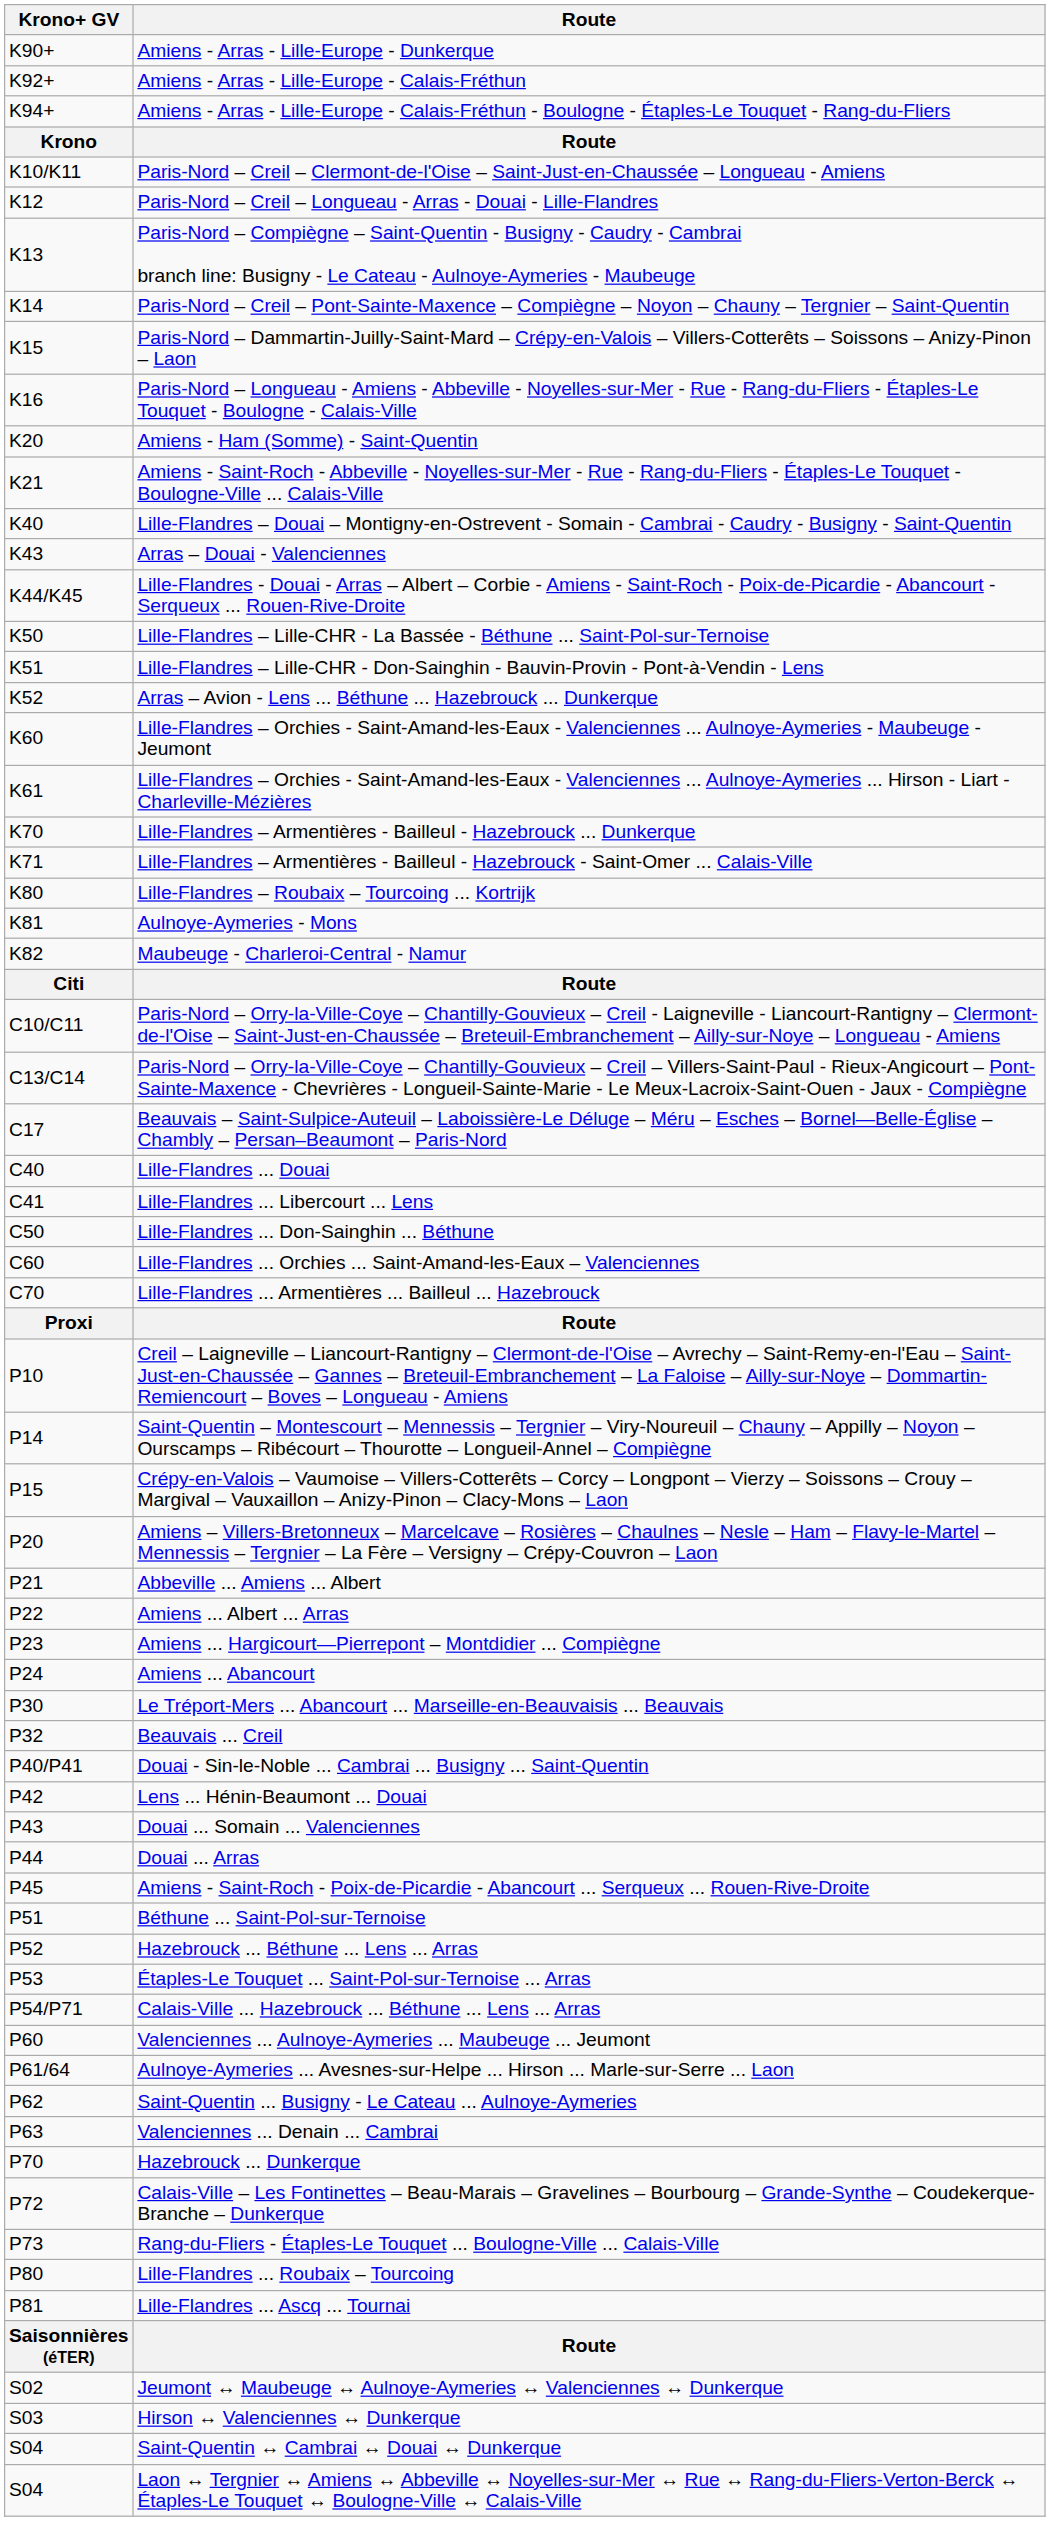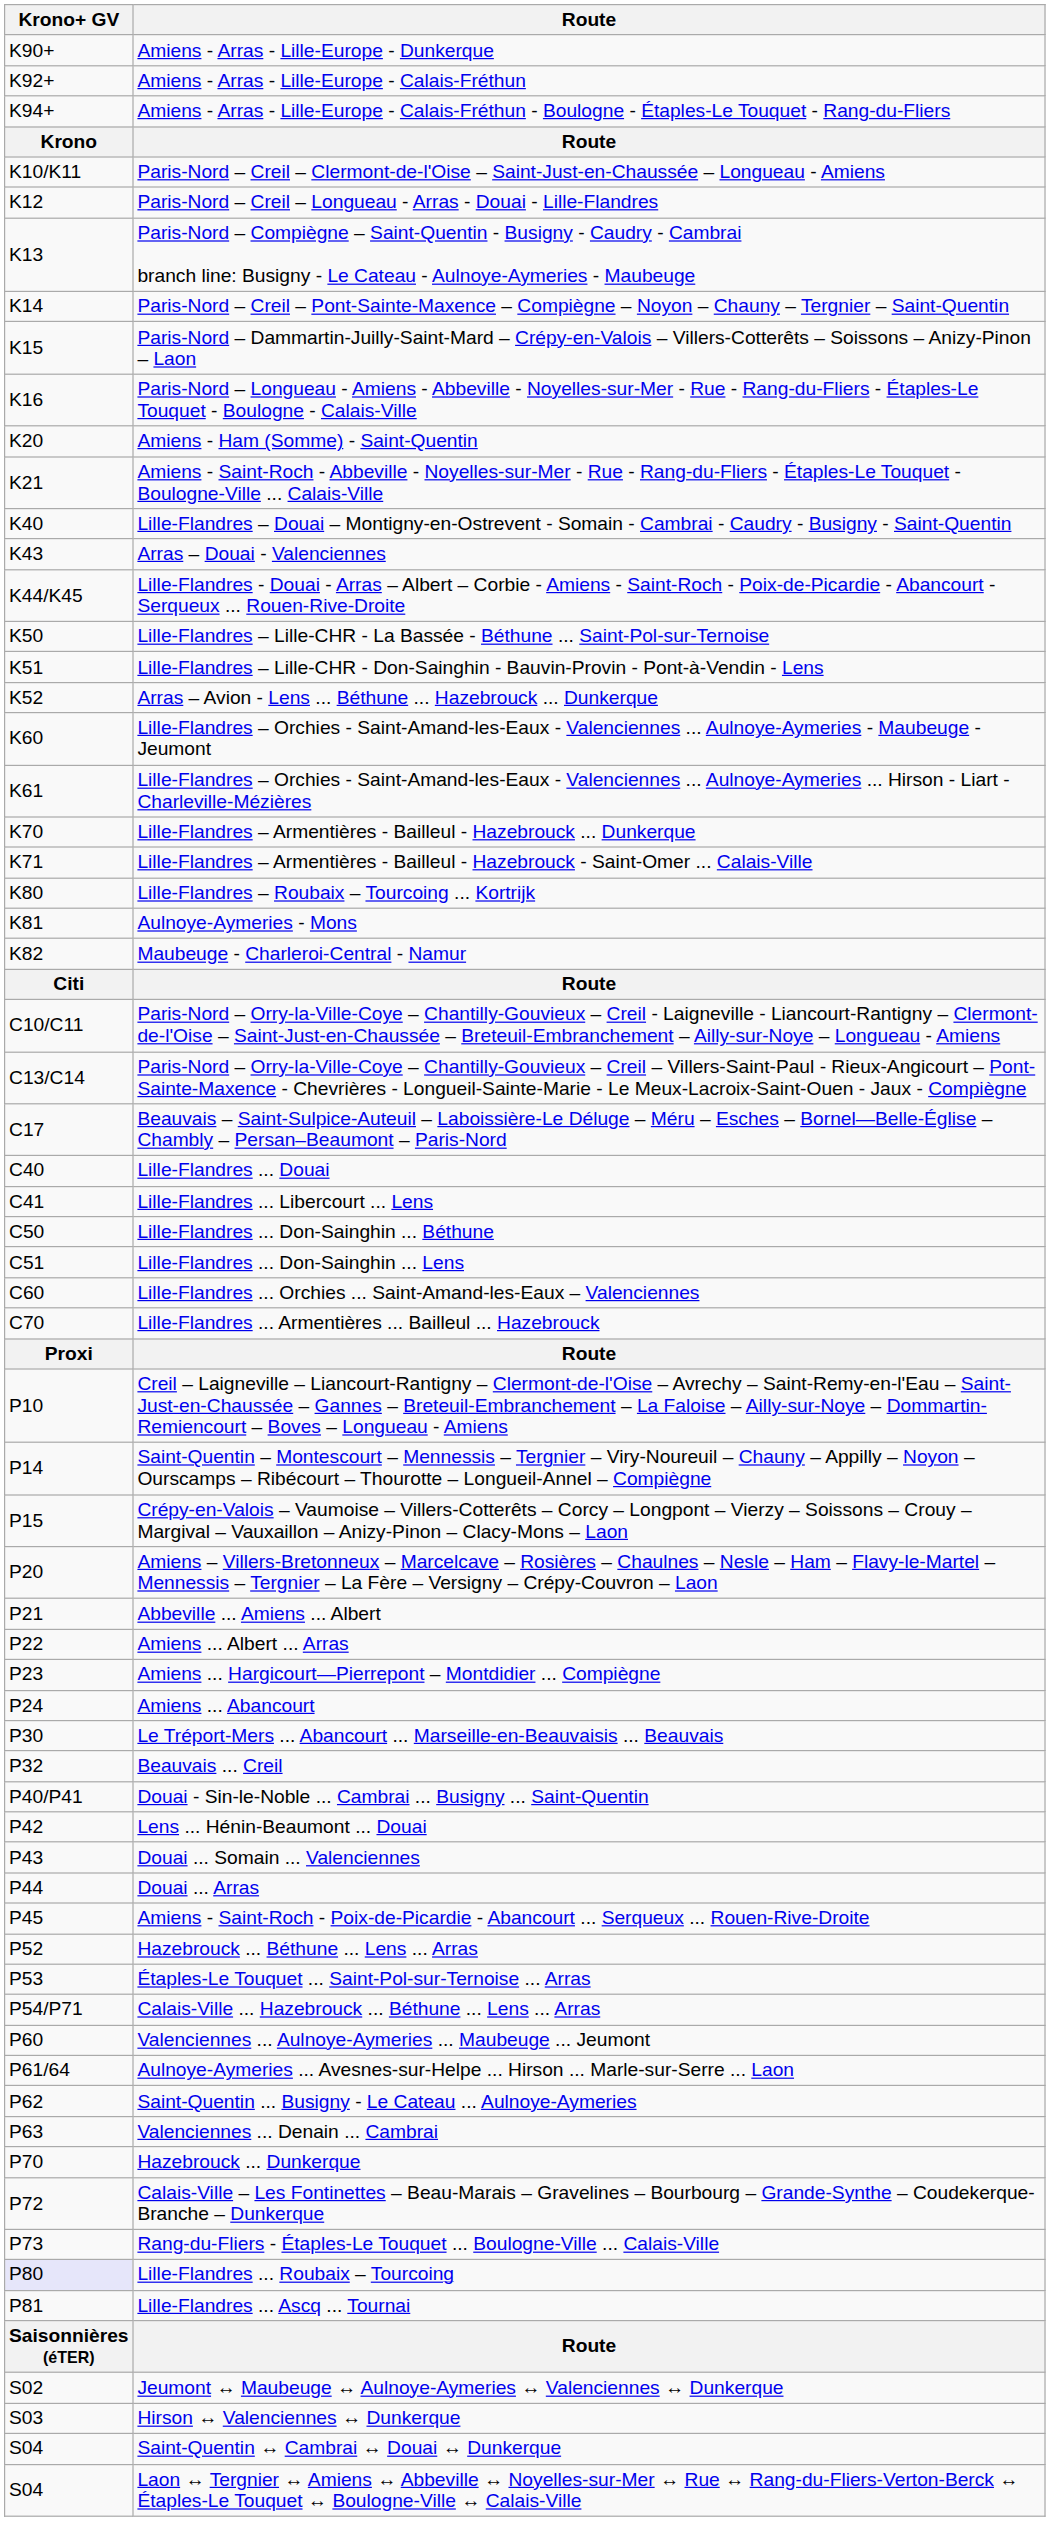+ row: (301, 1262)
- row: (281, 1918)
(26, 2274) no background -> (26, 2274) lavender background
